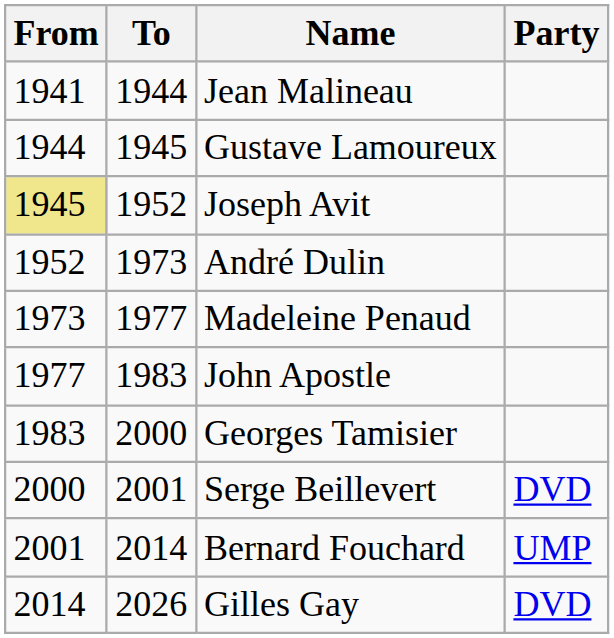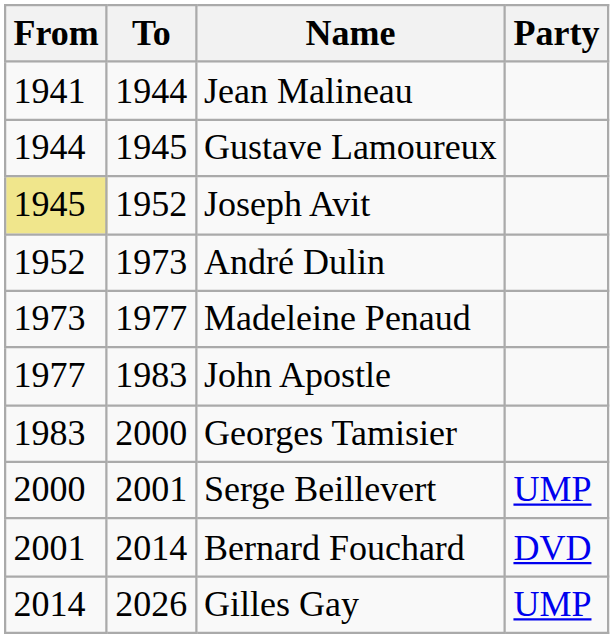(552, 489) DVD -> (552, 489) UMP
(552, 546) UMP -> (552, 546) DVD
(552, 603) DVD -> (552, 603) UMP
